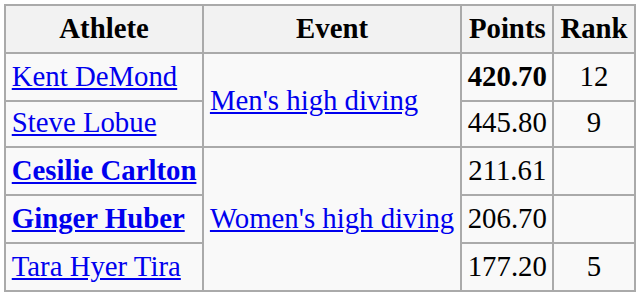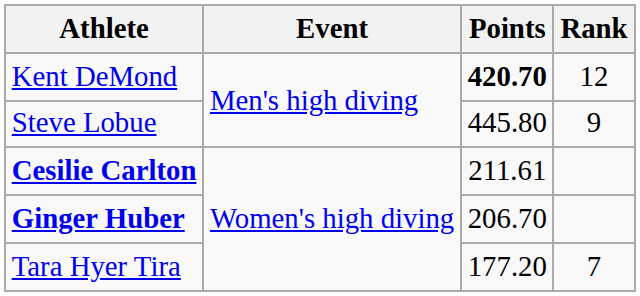(594, 266) 5 -> (594, 266) 7
